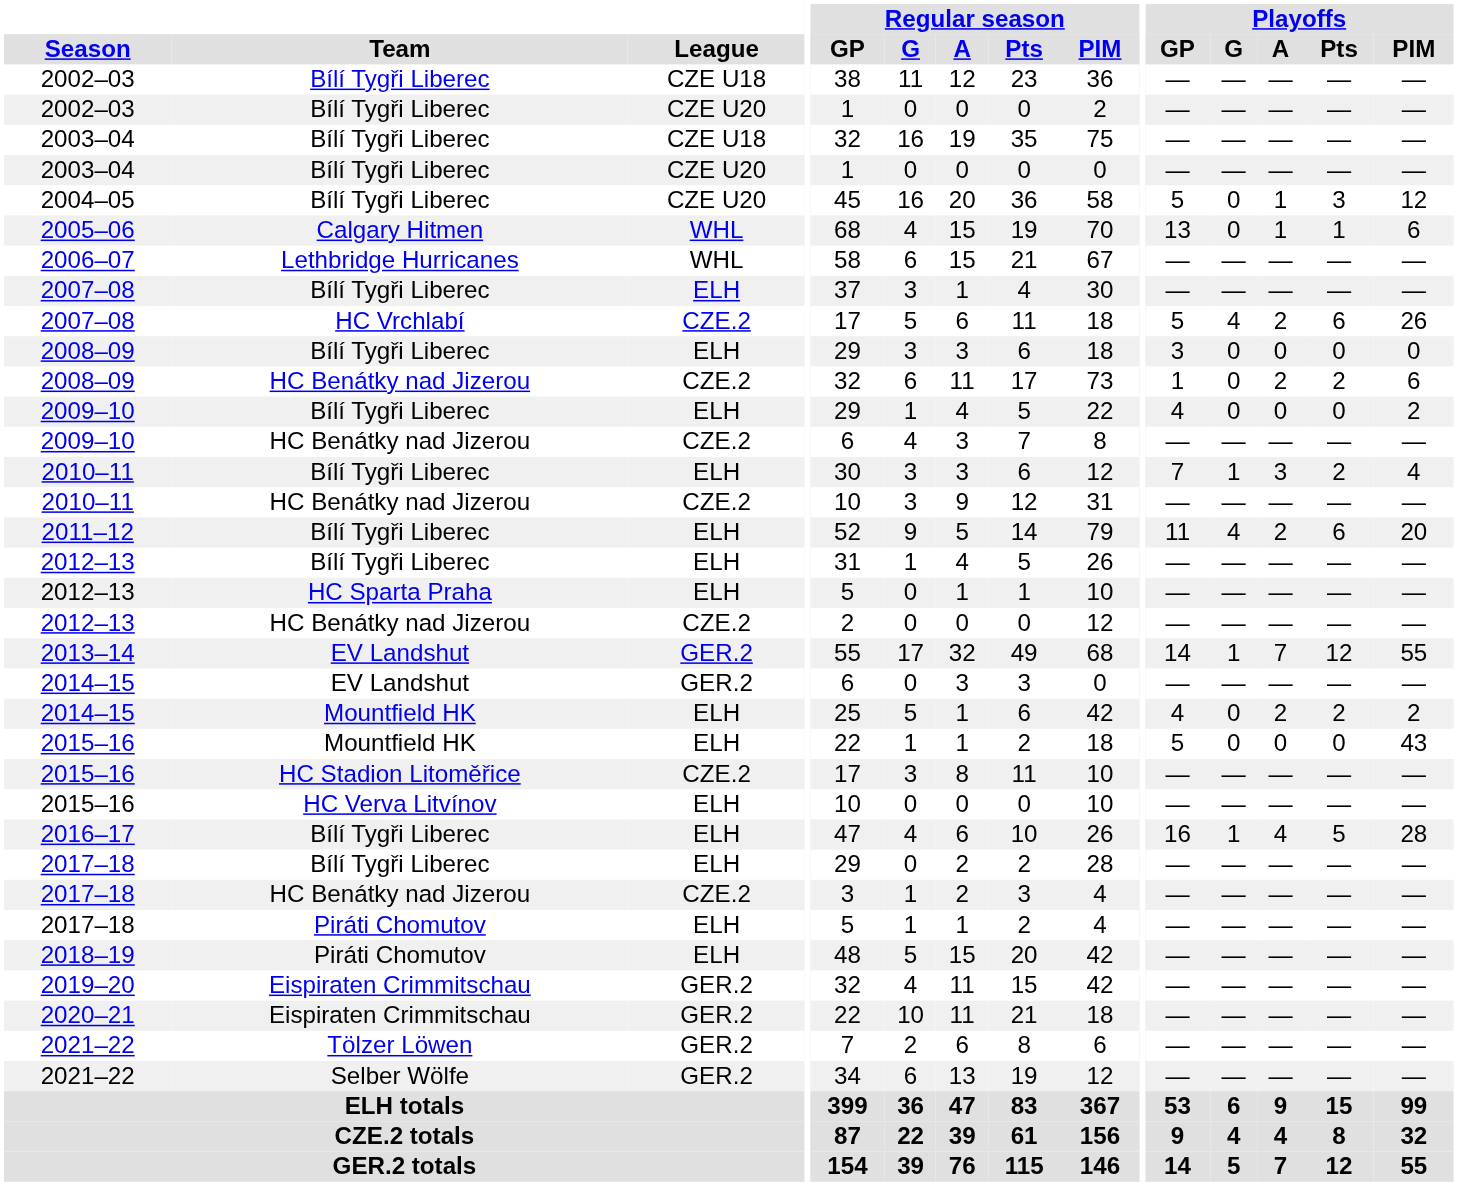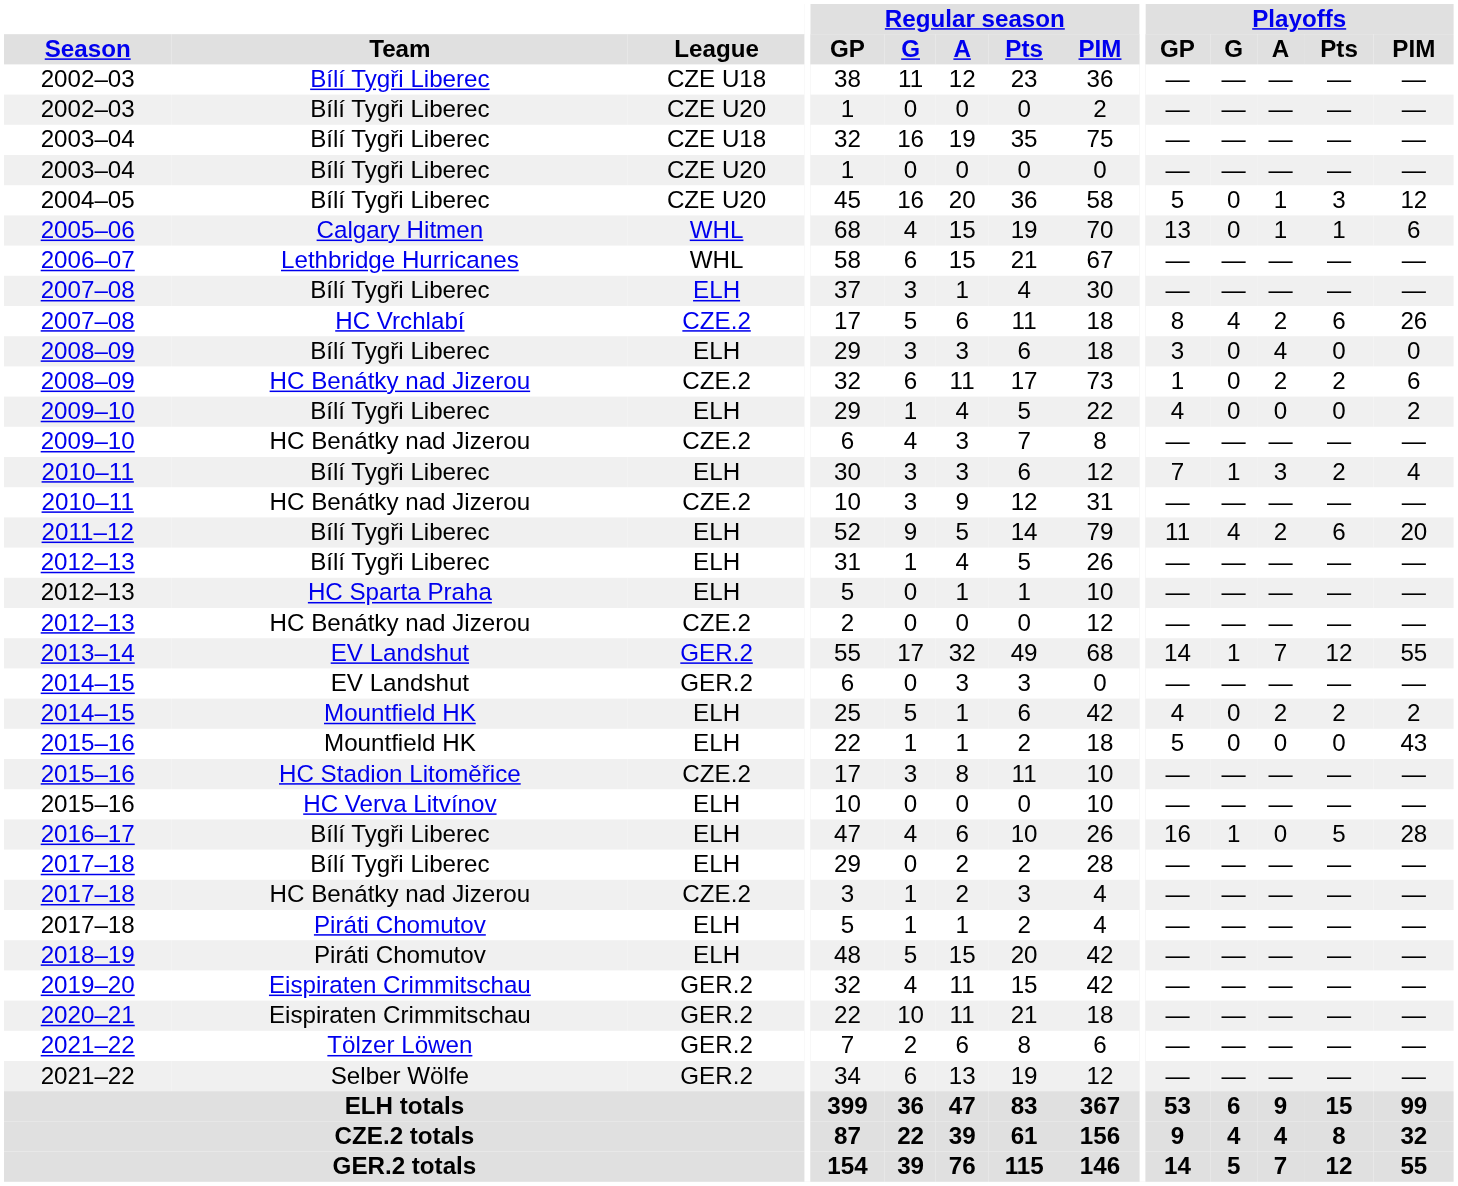(1178, 320) 5 -> (1178, 320) 8
(1281, 351) 0 -> (1281, 351) 4
(1281, 834) 4 -> (1281, 834) 0
